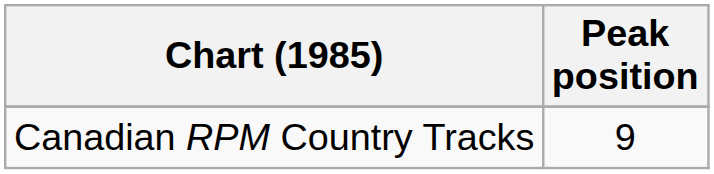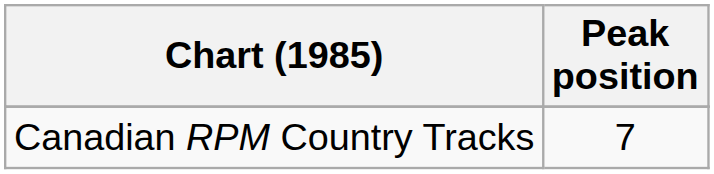(625, 136) 9 -> (625, 136) 7
